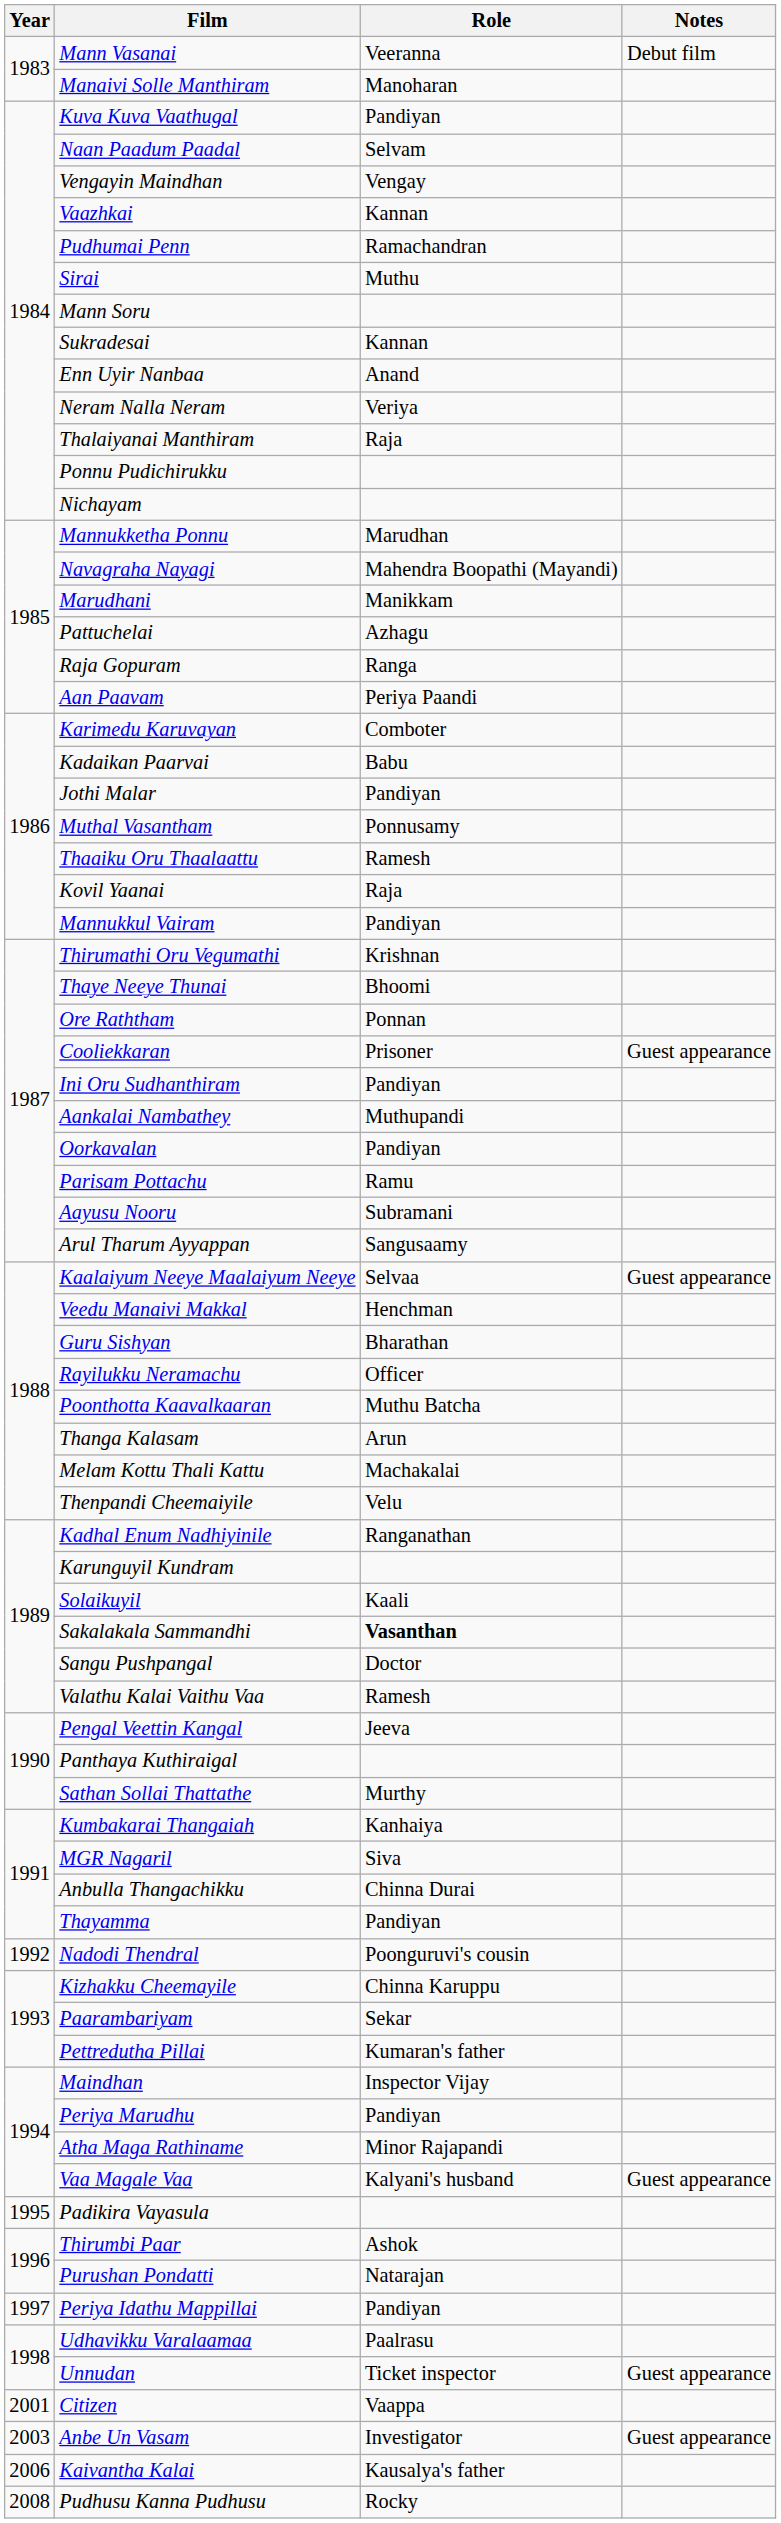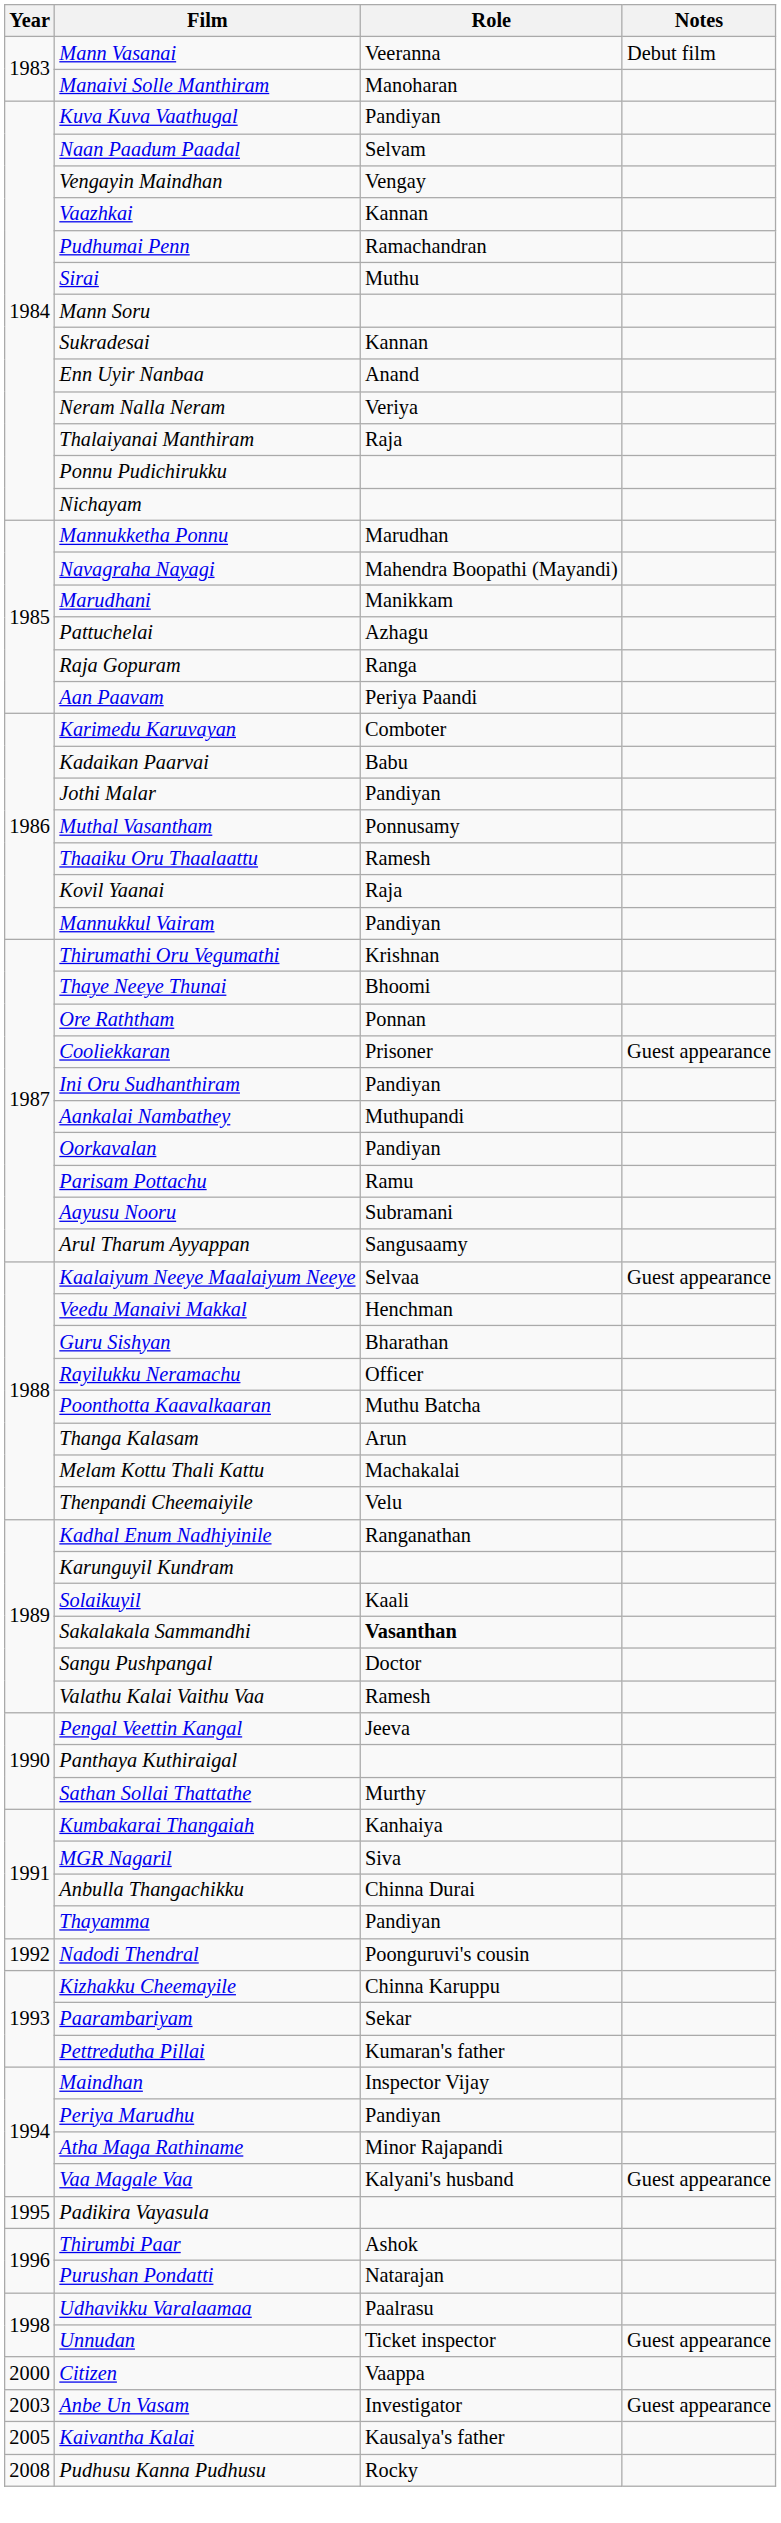- row: (158, 2308)
(30, 2405) 2001 -> (30, 2373) 2000
(30, 2469) 2006 -> (30, 2437) 2005
